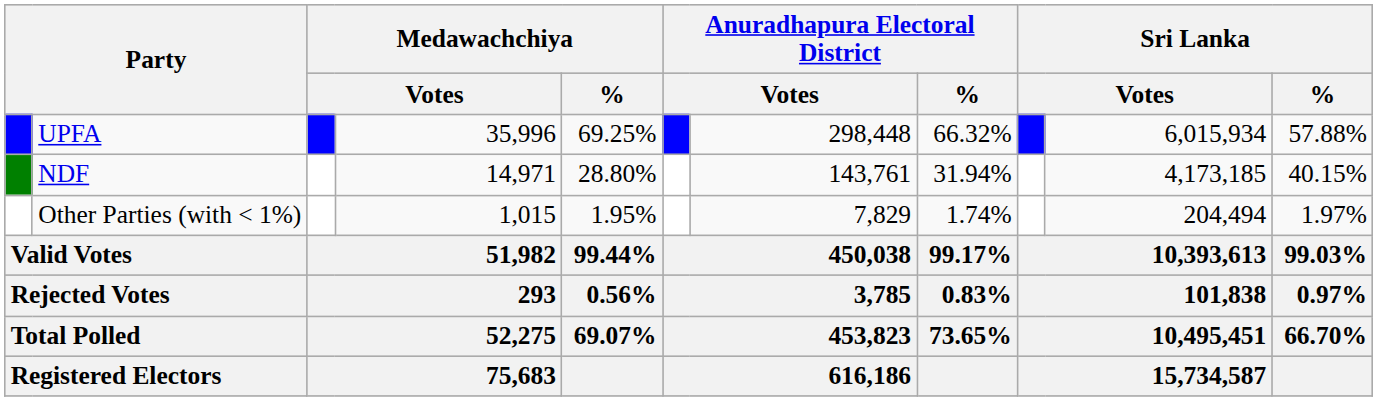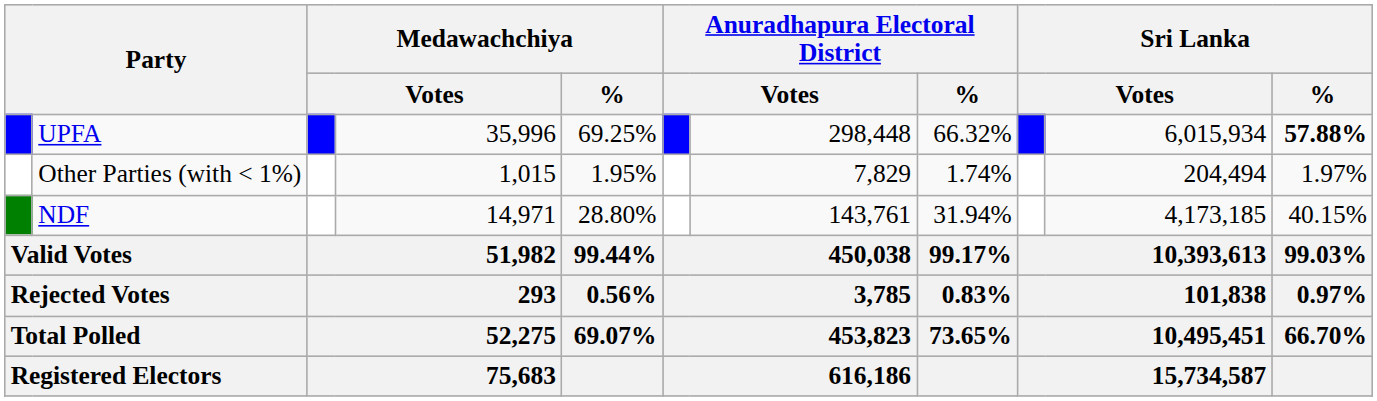(1328, 133) normal -> (1325, 133) bold
rows swapped: (64, 174) <-> (170, 214)
